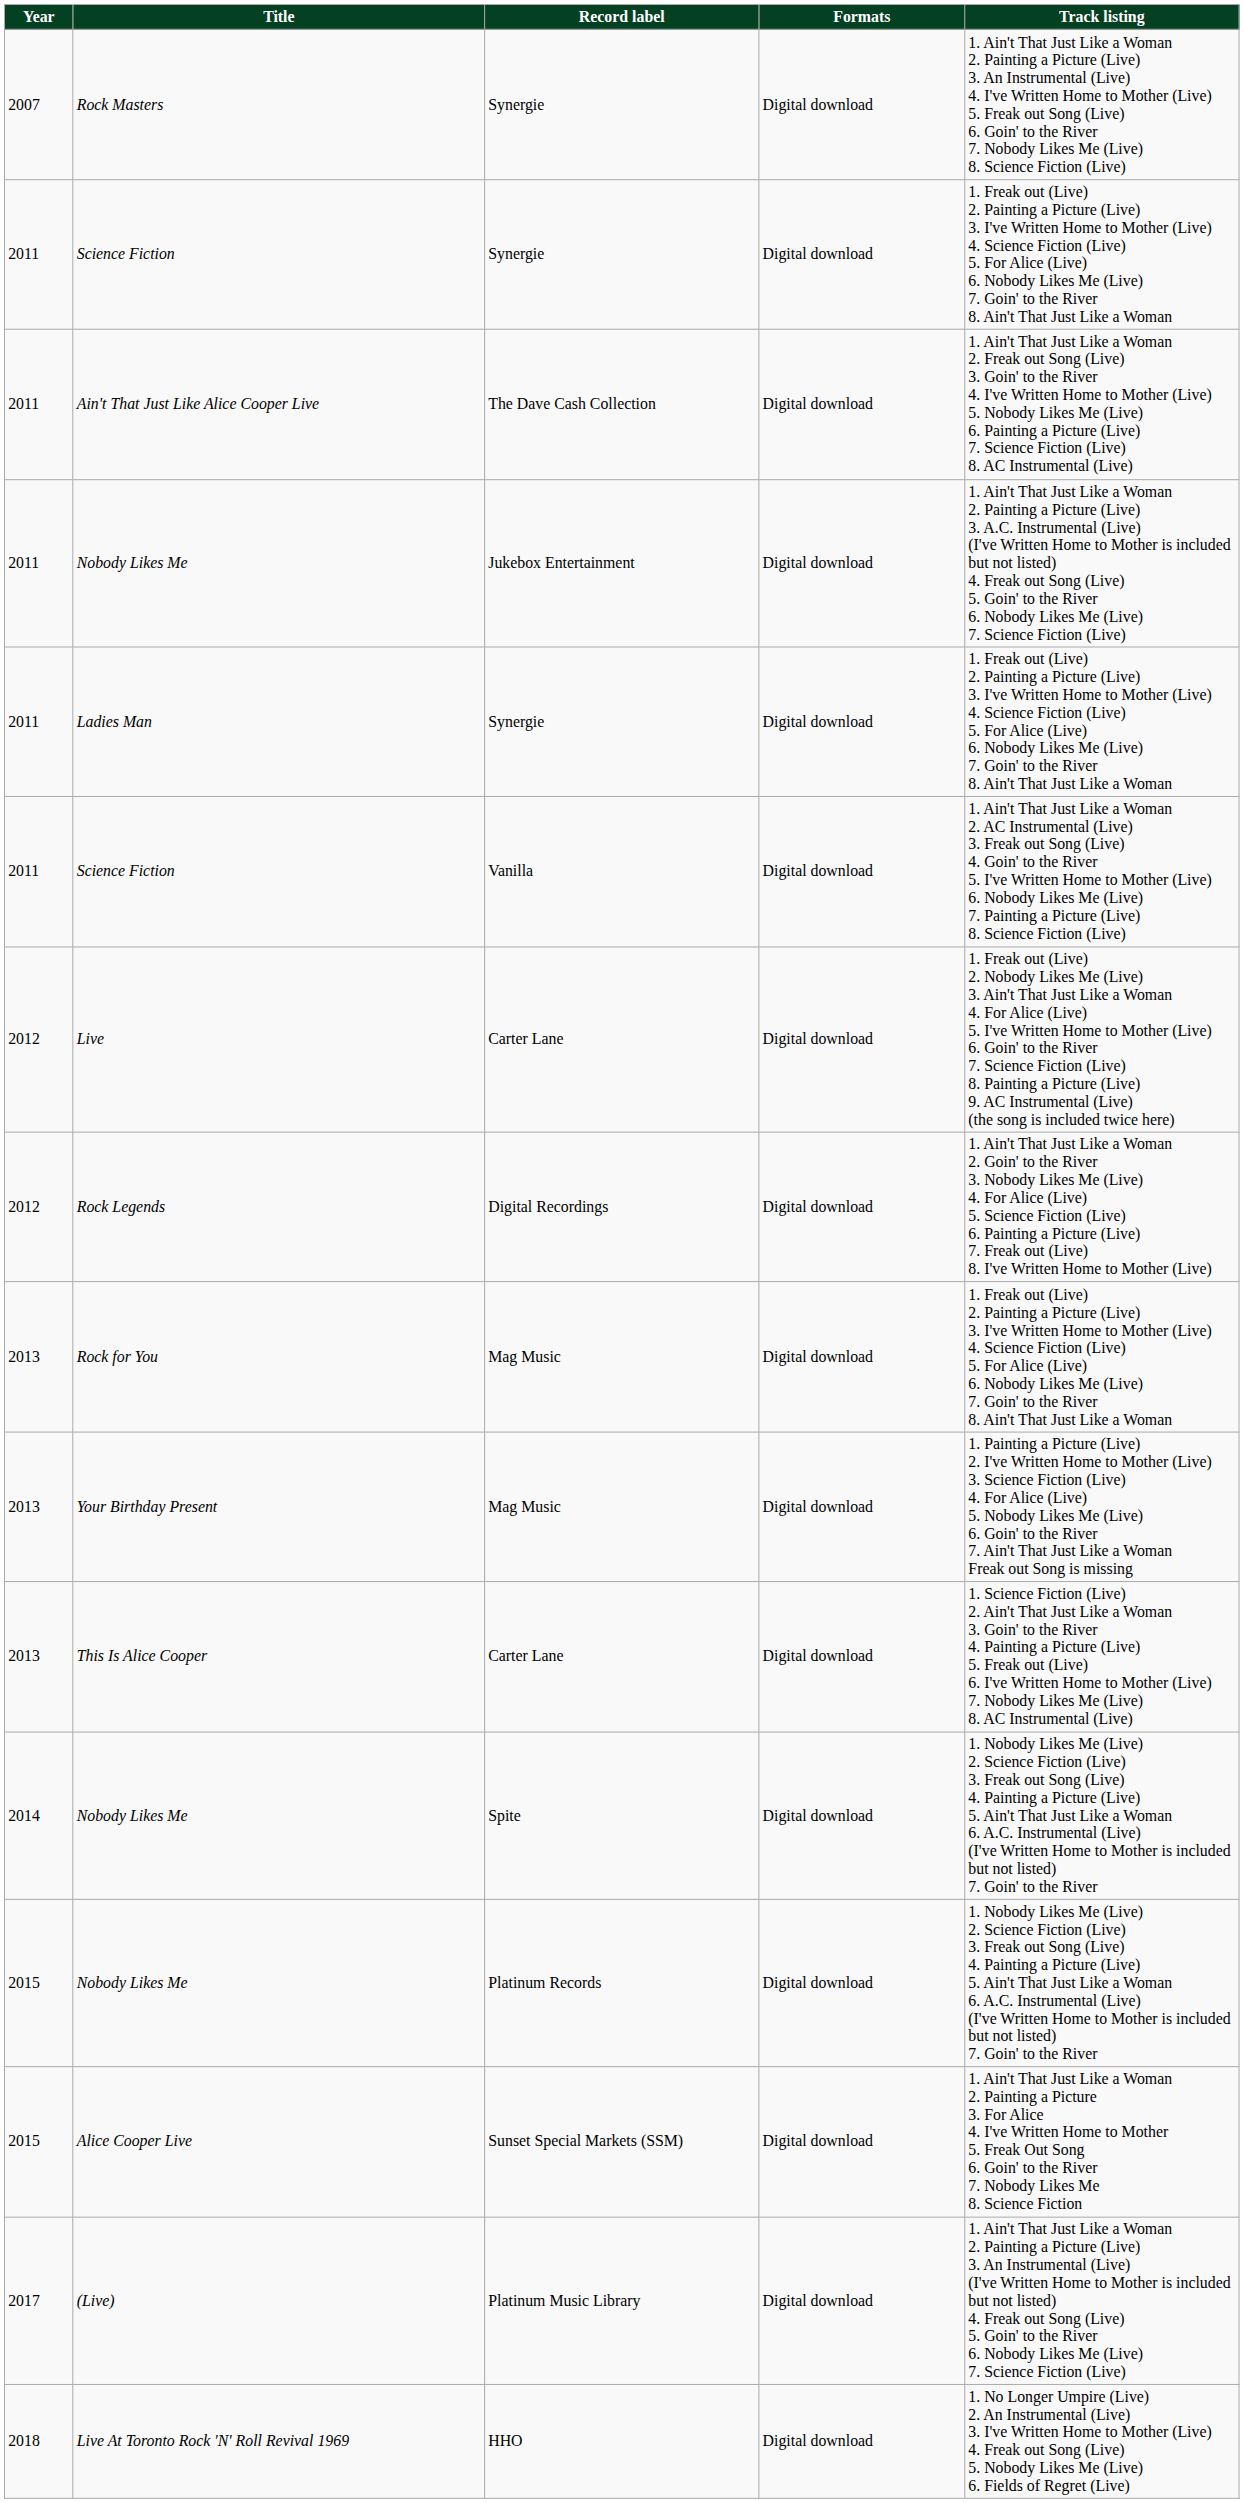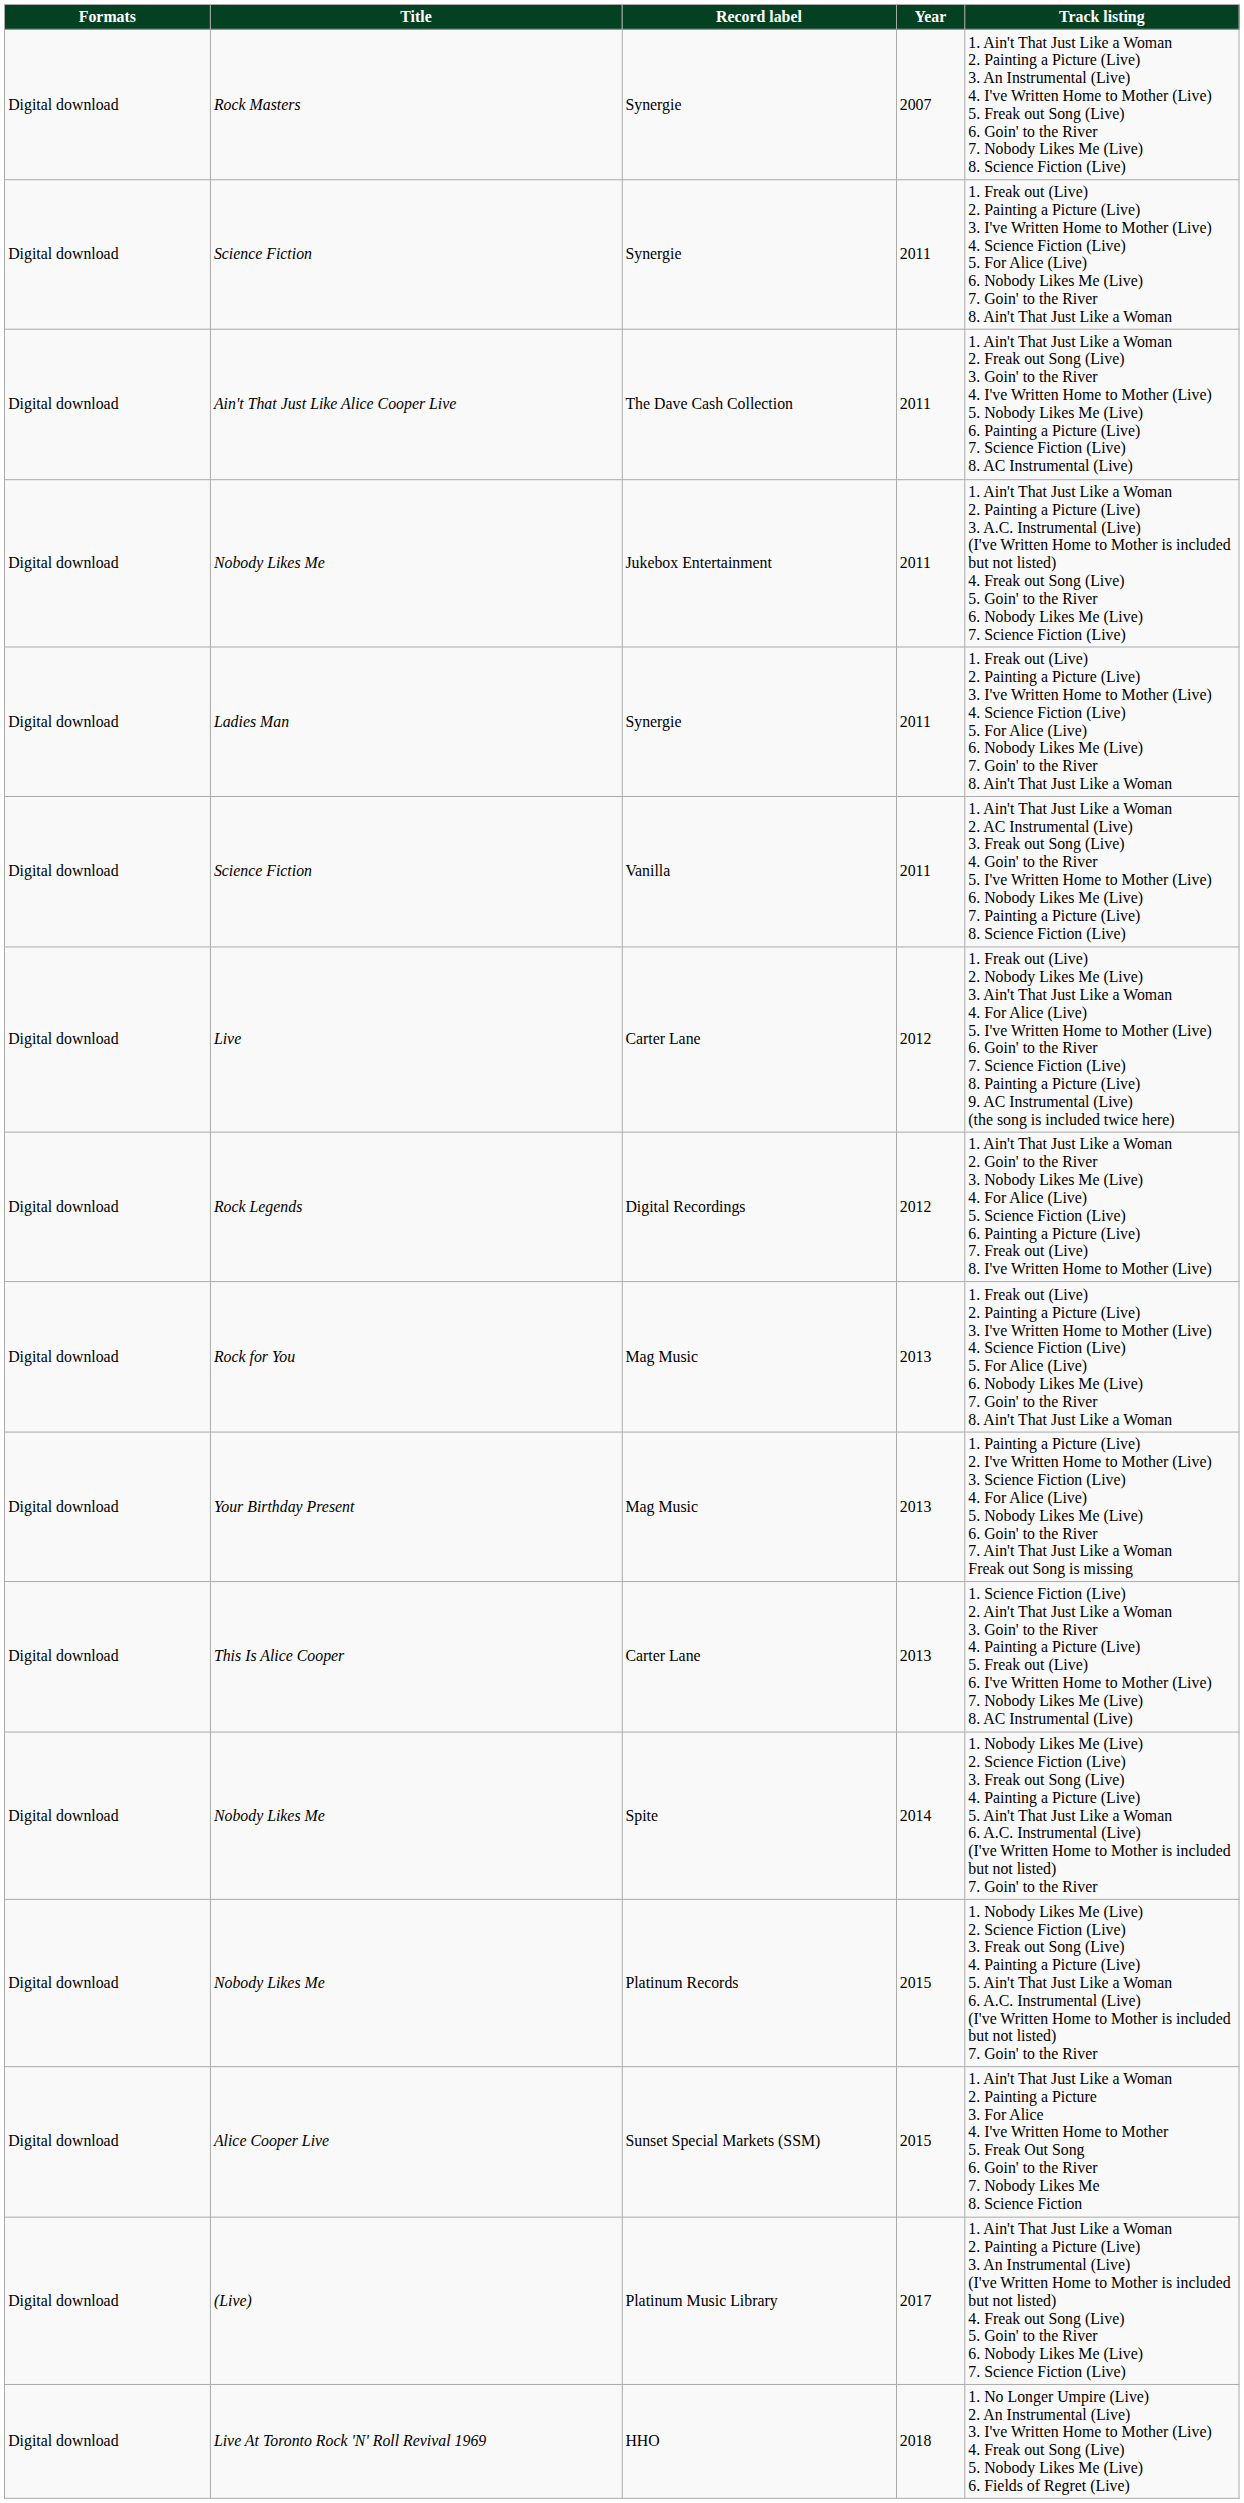columns swapped: (39, 17) <-> (862, 17)
